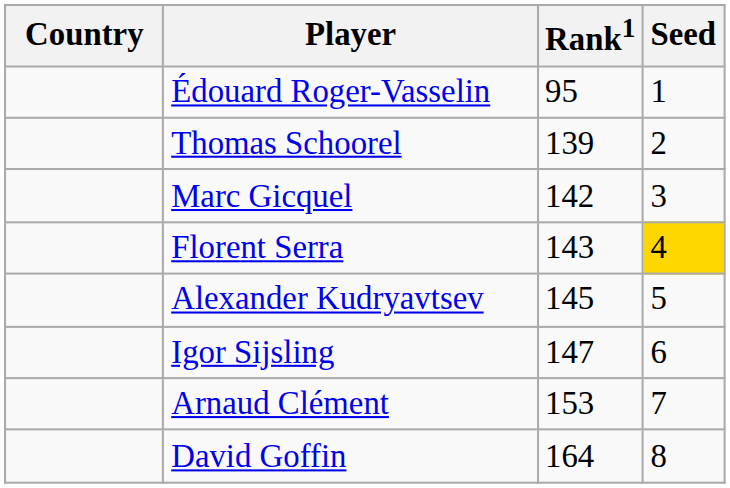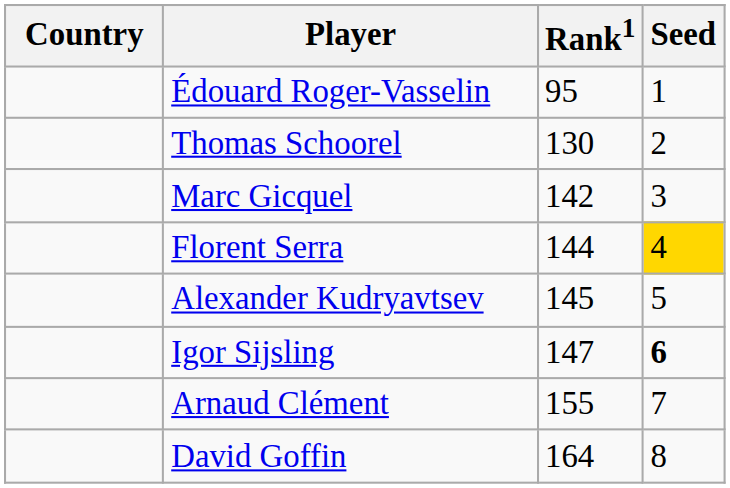(570, 143) 139 -> (570, 143) 130
(570, 247) 143 -> (570, 247) 144
(659, 351) normal -> (659, 351) bold
(570, 403) 153 -> (570, 403) 155
